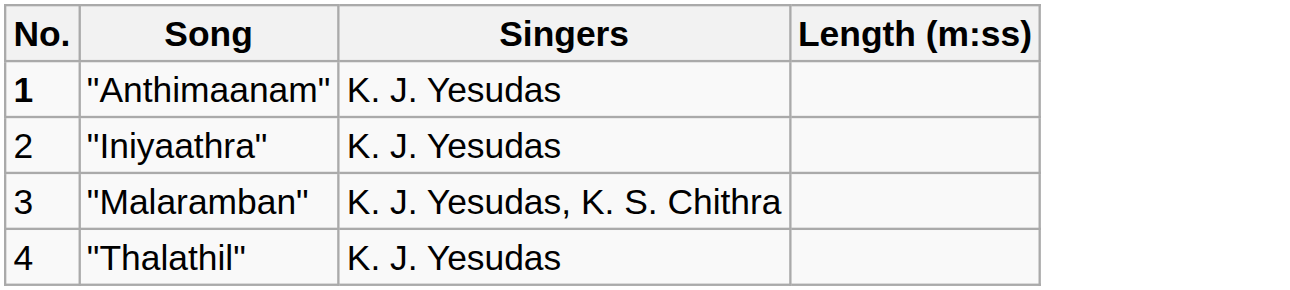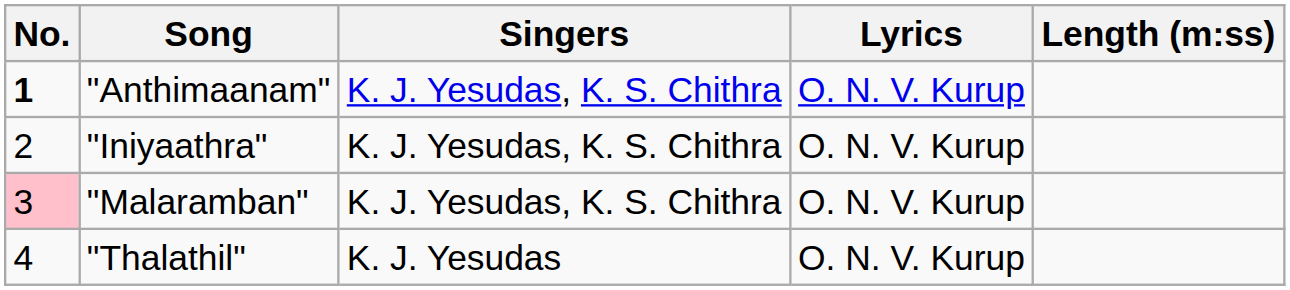+ column: (911, 33)
(454, 89) K. J. Yesudas -> (564, 89) K. J. Yesudas, K. S. Chithra
(454, 146) K. J. Yesudas -> (564, 146) K. J. Yesudas, K. S. Chithra
(23, 202) no background -> (23, 202) pink background
